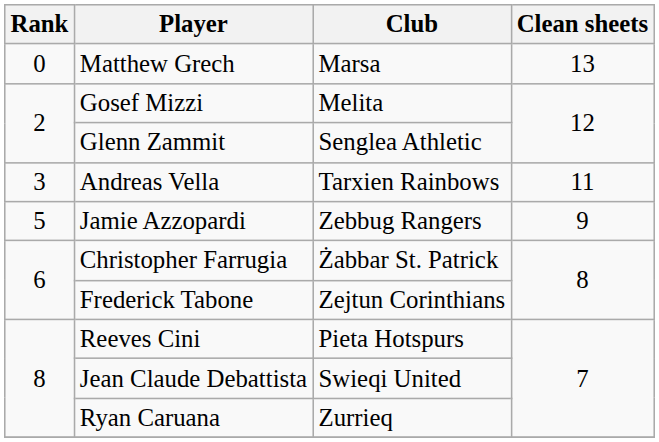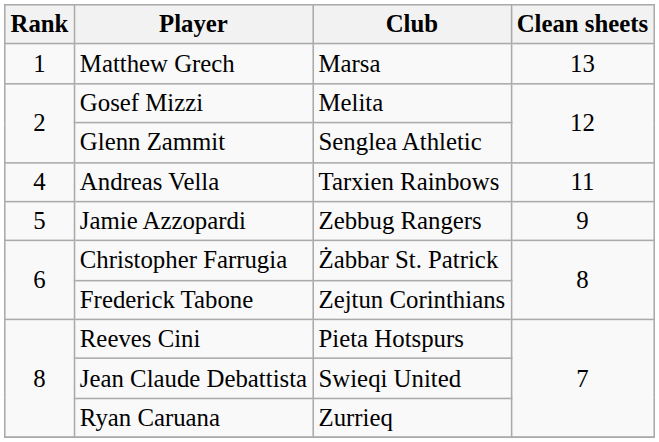(39, 63) 0 -> (39, 63) 1
(39, 181) 3 -> (39, 181) 4
